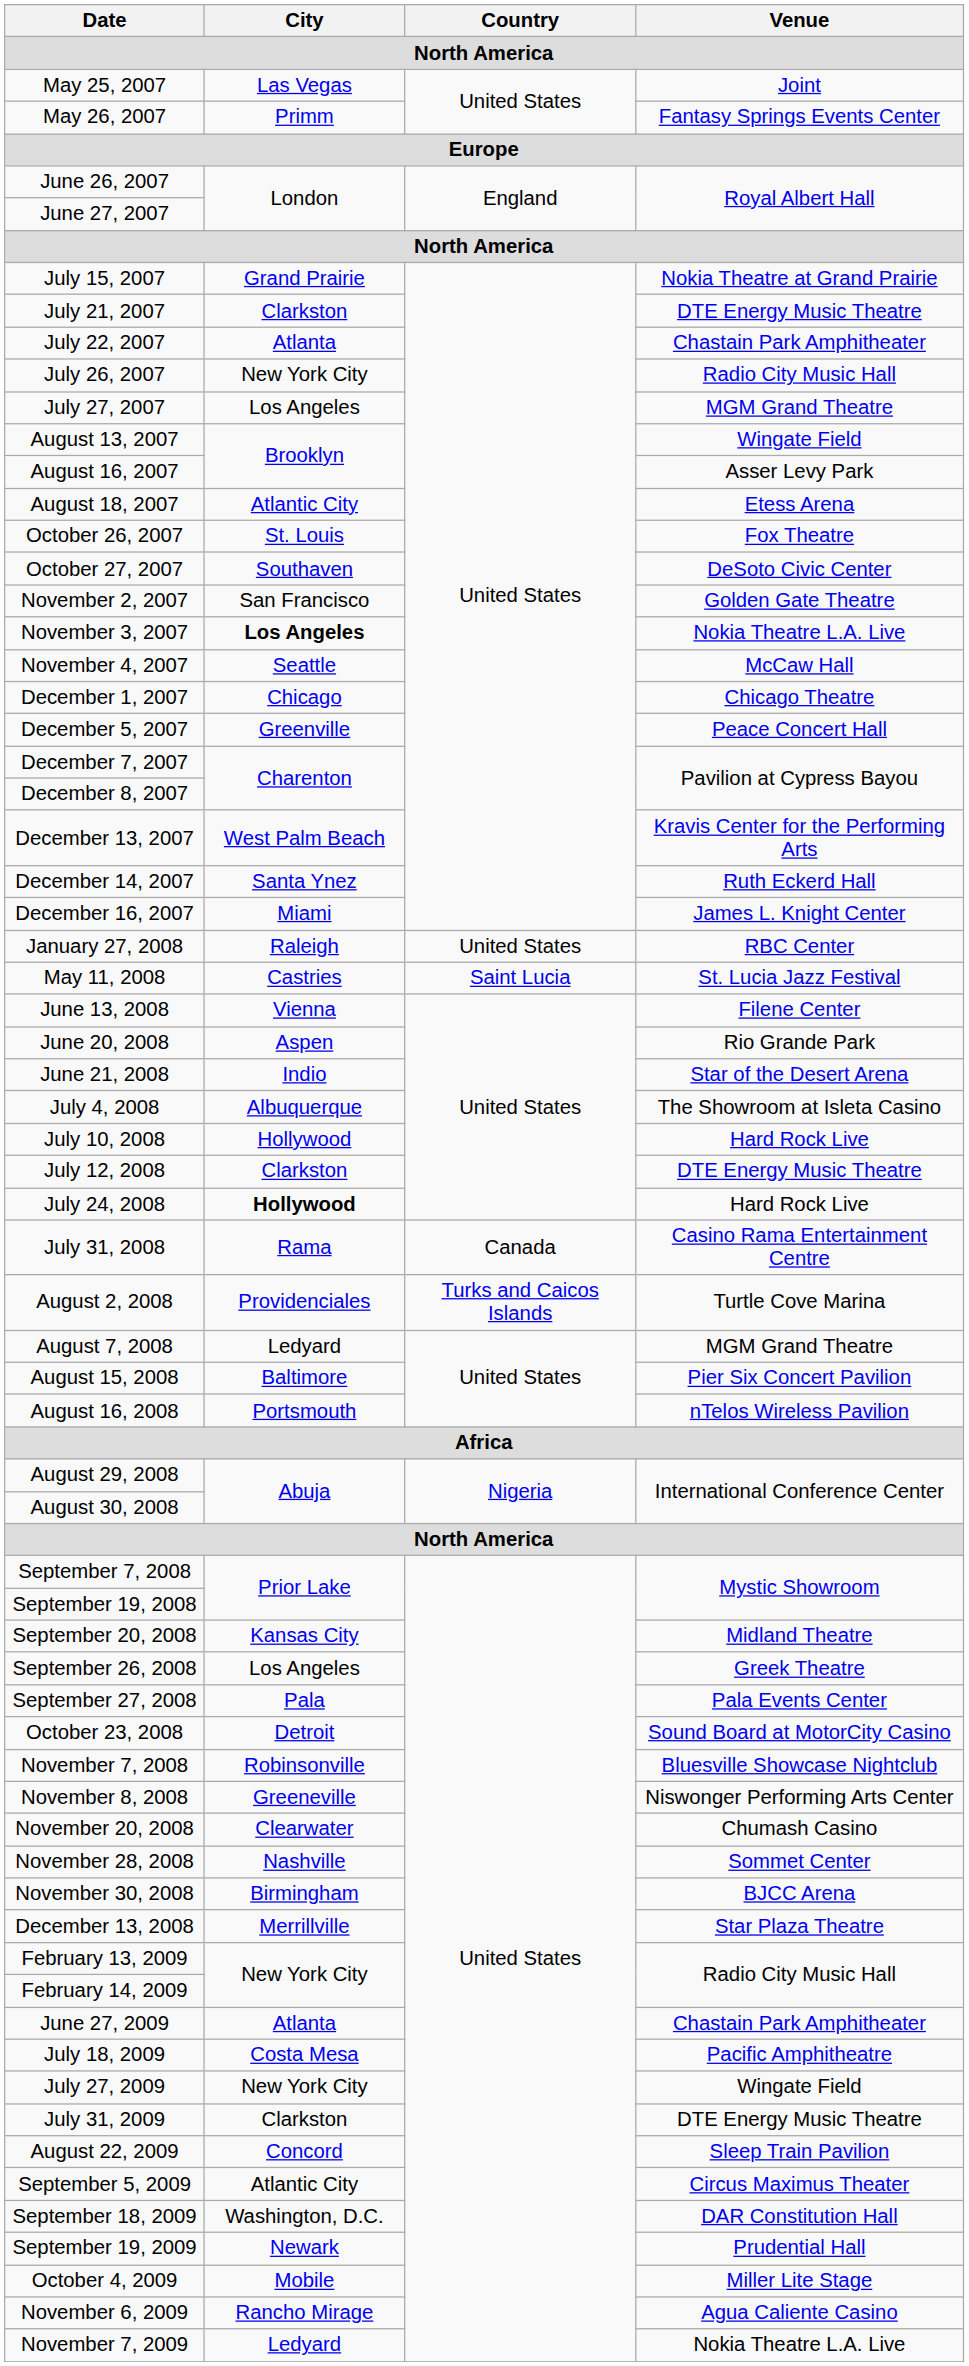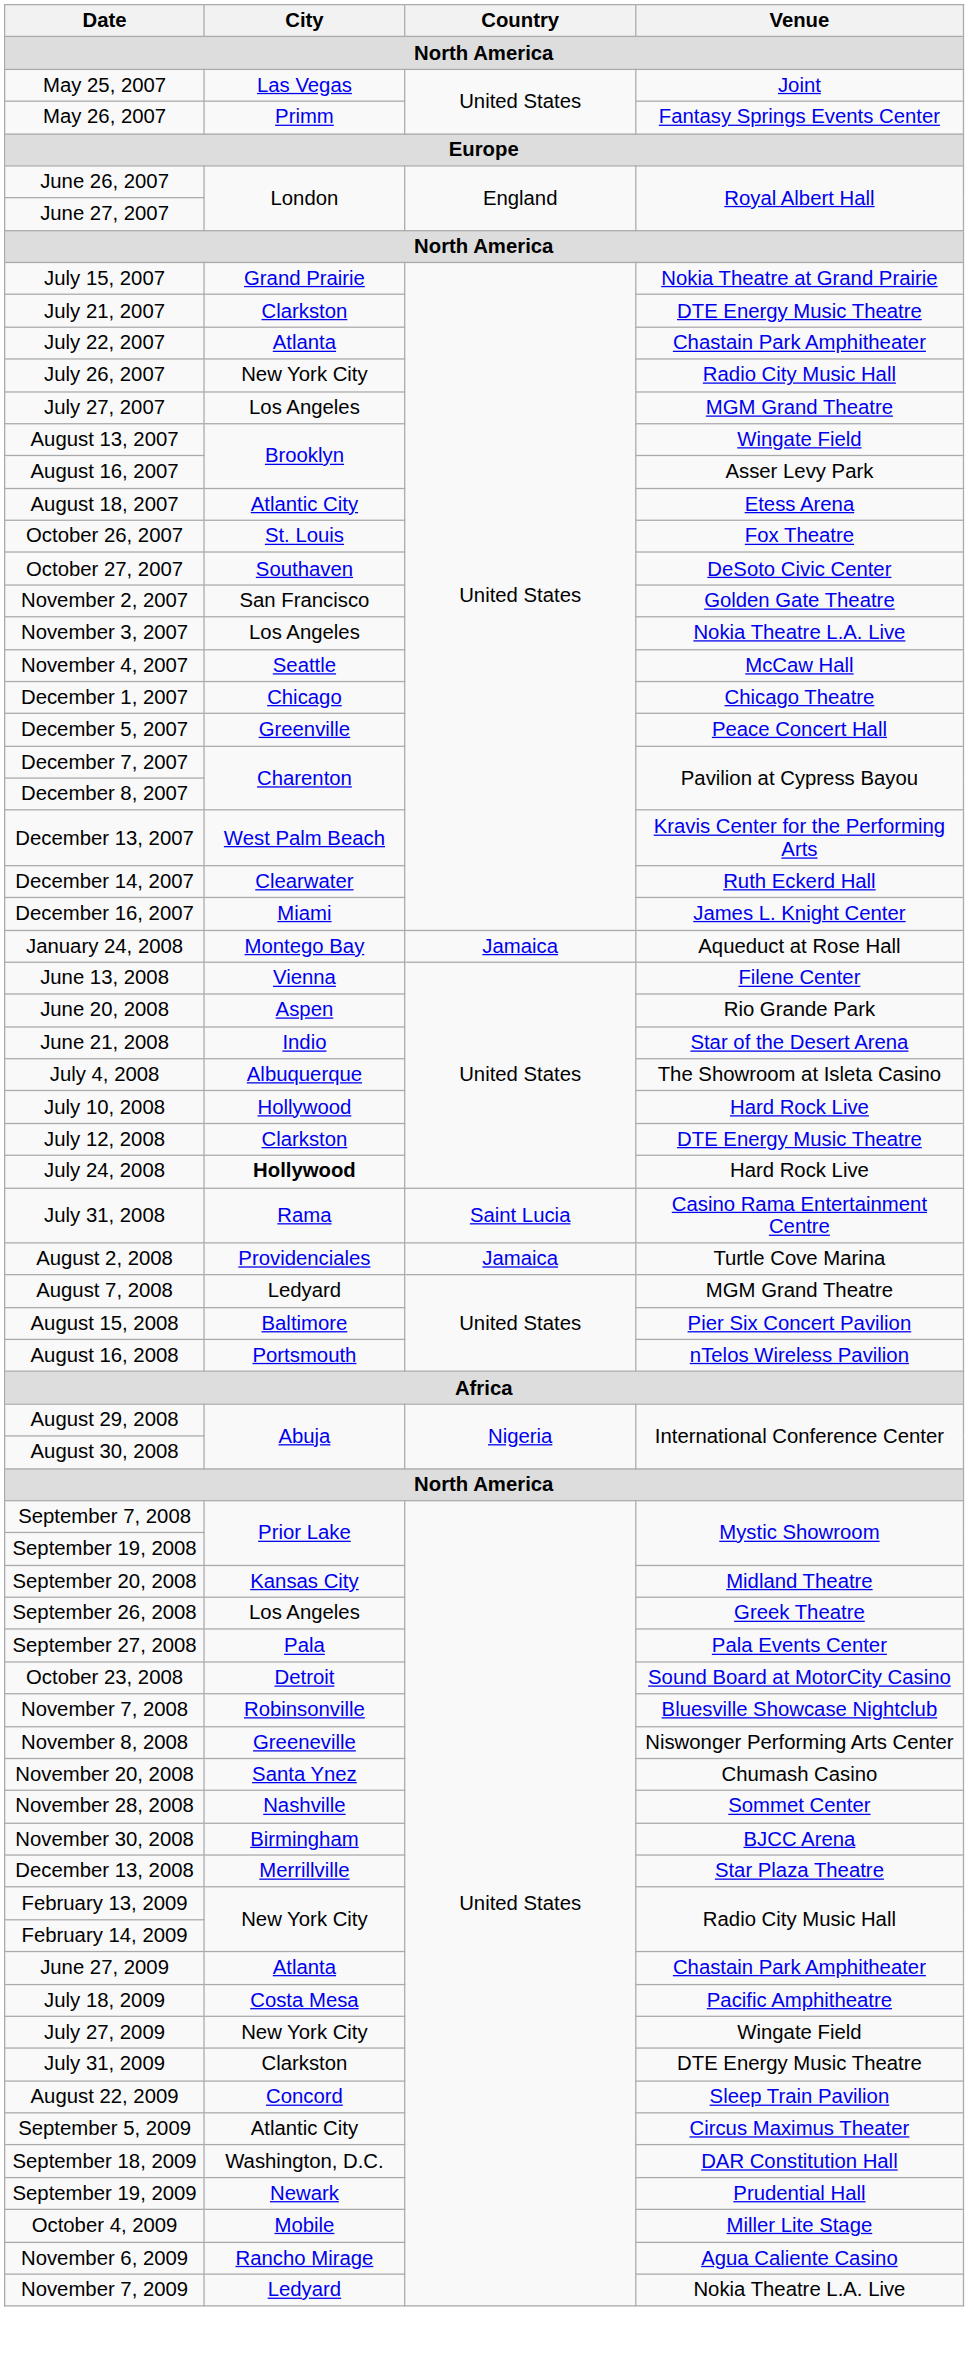(304, 632) bold -> (304, 632) normal
(304, 881) Santa Ynez -> (304, 881) Clearwater
+ row: (105, 945)
- row: (105, 945)
- row: (105, 978)
(520, 1247) Canada -> (520, 1215) Saint Lucia
(520, 1302) Turks and Caicos Islands -> (520, 1258) Jamaica
(304, 1829) Clearwater -> (304, 1774) Santa Ynez
